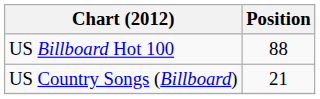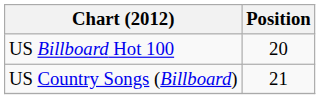(278, 49) 88 -> (278, 49) 20
